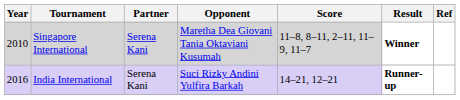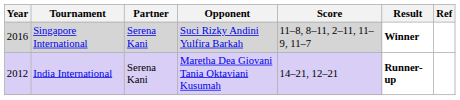(18, 43) 2010 -> (18, 37) 2016
(226, 43) Maretha Dea Giovani Tania Oktaviani Kusumah -> (219, 37) Suci Rizky Andini Yulfira Barkah
(18, 80) 2016 -> (18, 73) 2012
(219, 80) Suci Rizky Andini Yulfira Barkah -> (226, 73) Maretha Dea Giovani Tania Oktaviani Kusumah
